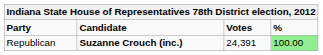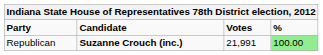(241, 43) 24,391 -> (241, 43) 21,991
